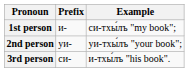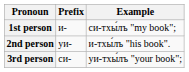(135, 43) уи-тхы́лъ "your book"; -> (129, 43) и-тхы́лъ "his book".
(129, 59) и-тхы́лъ "his book". -> (135, 59) уи-тхы́лъ "your book";
